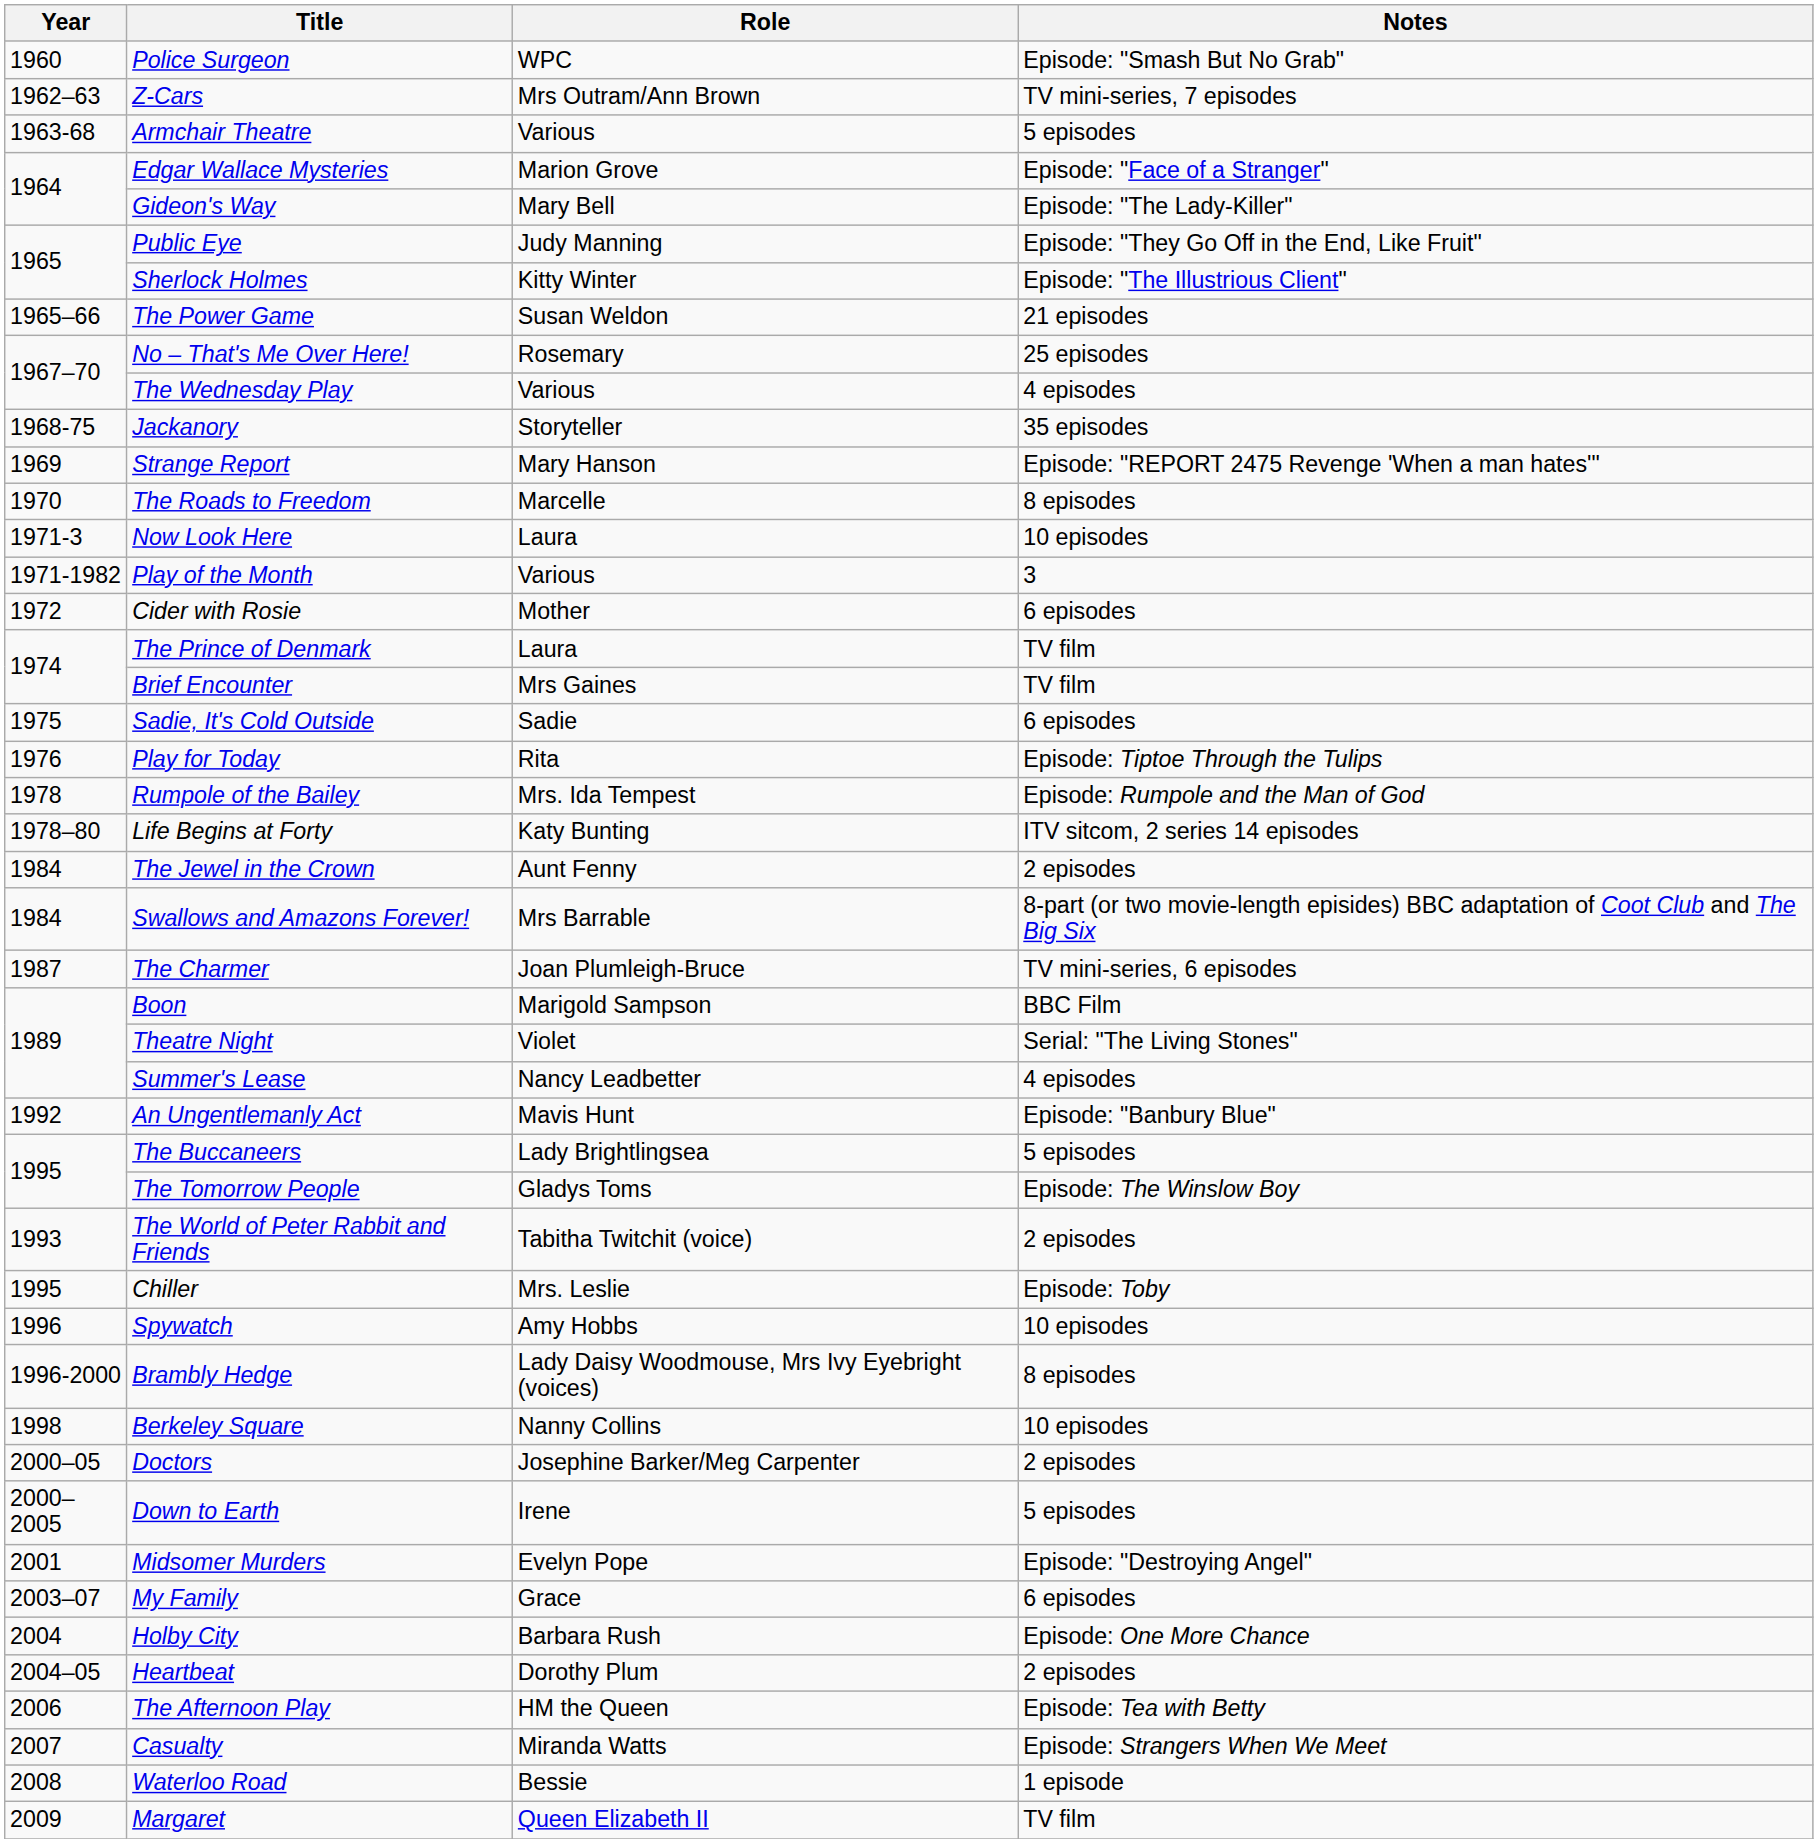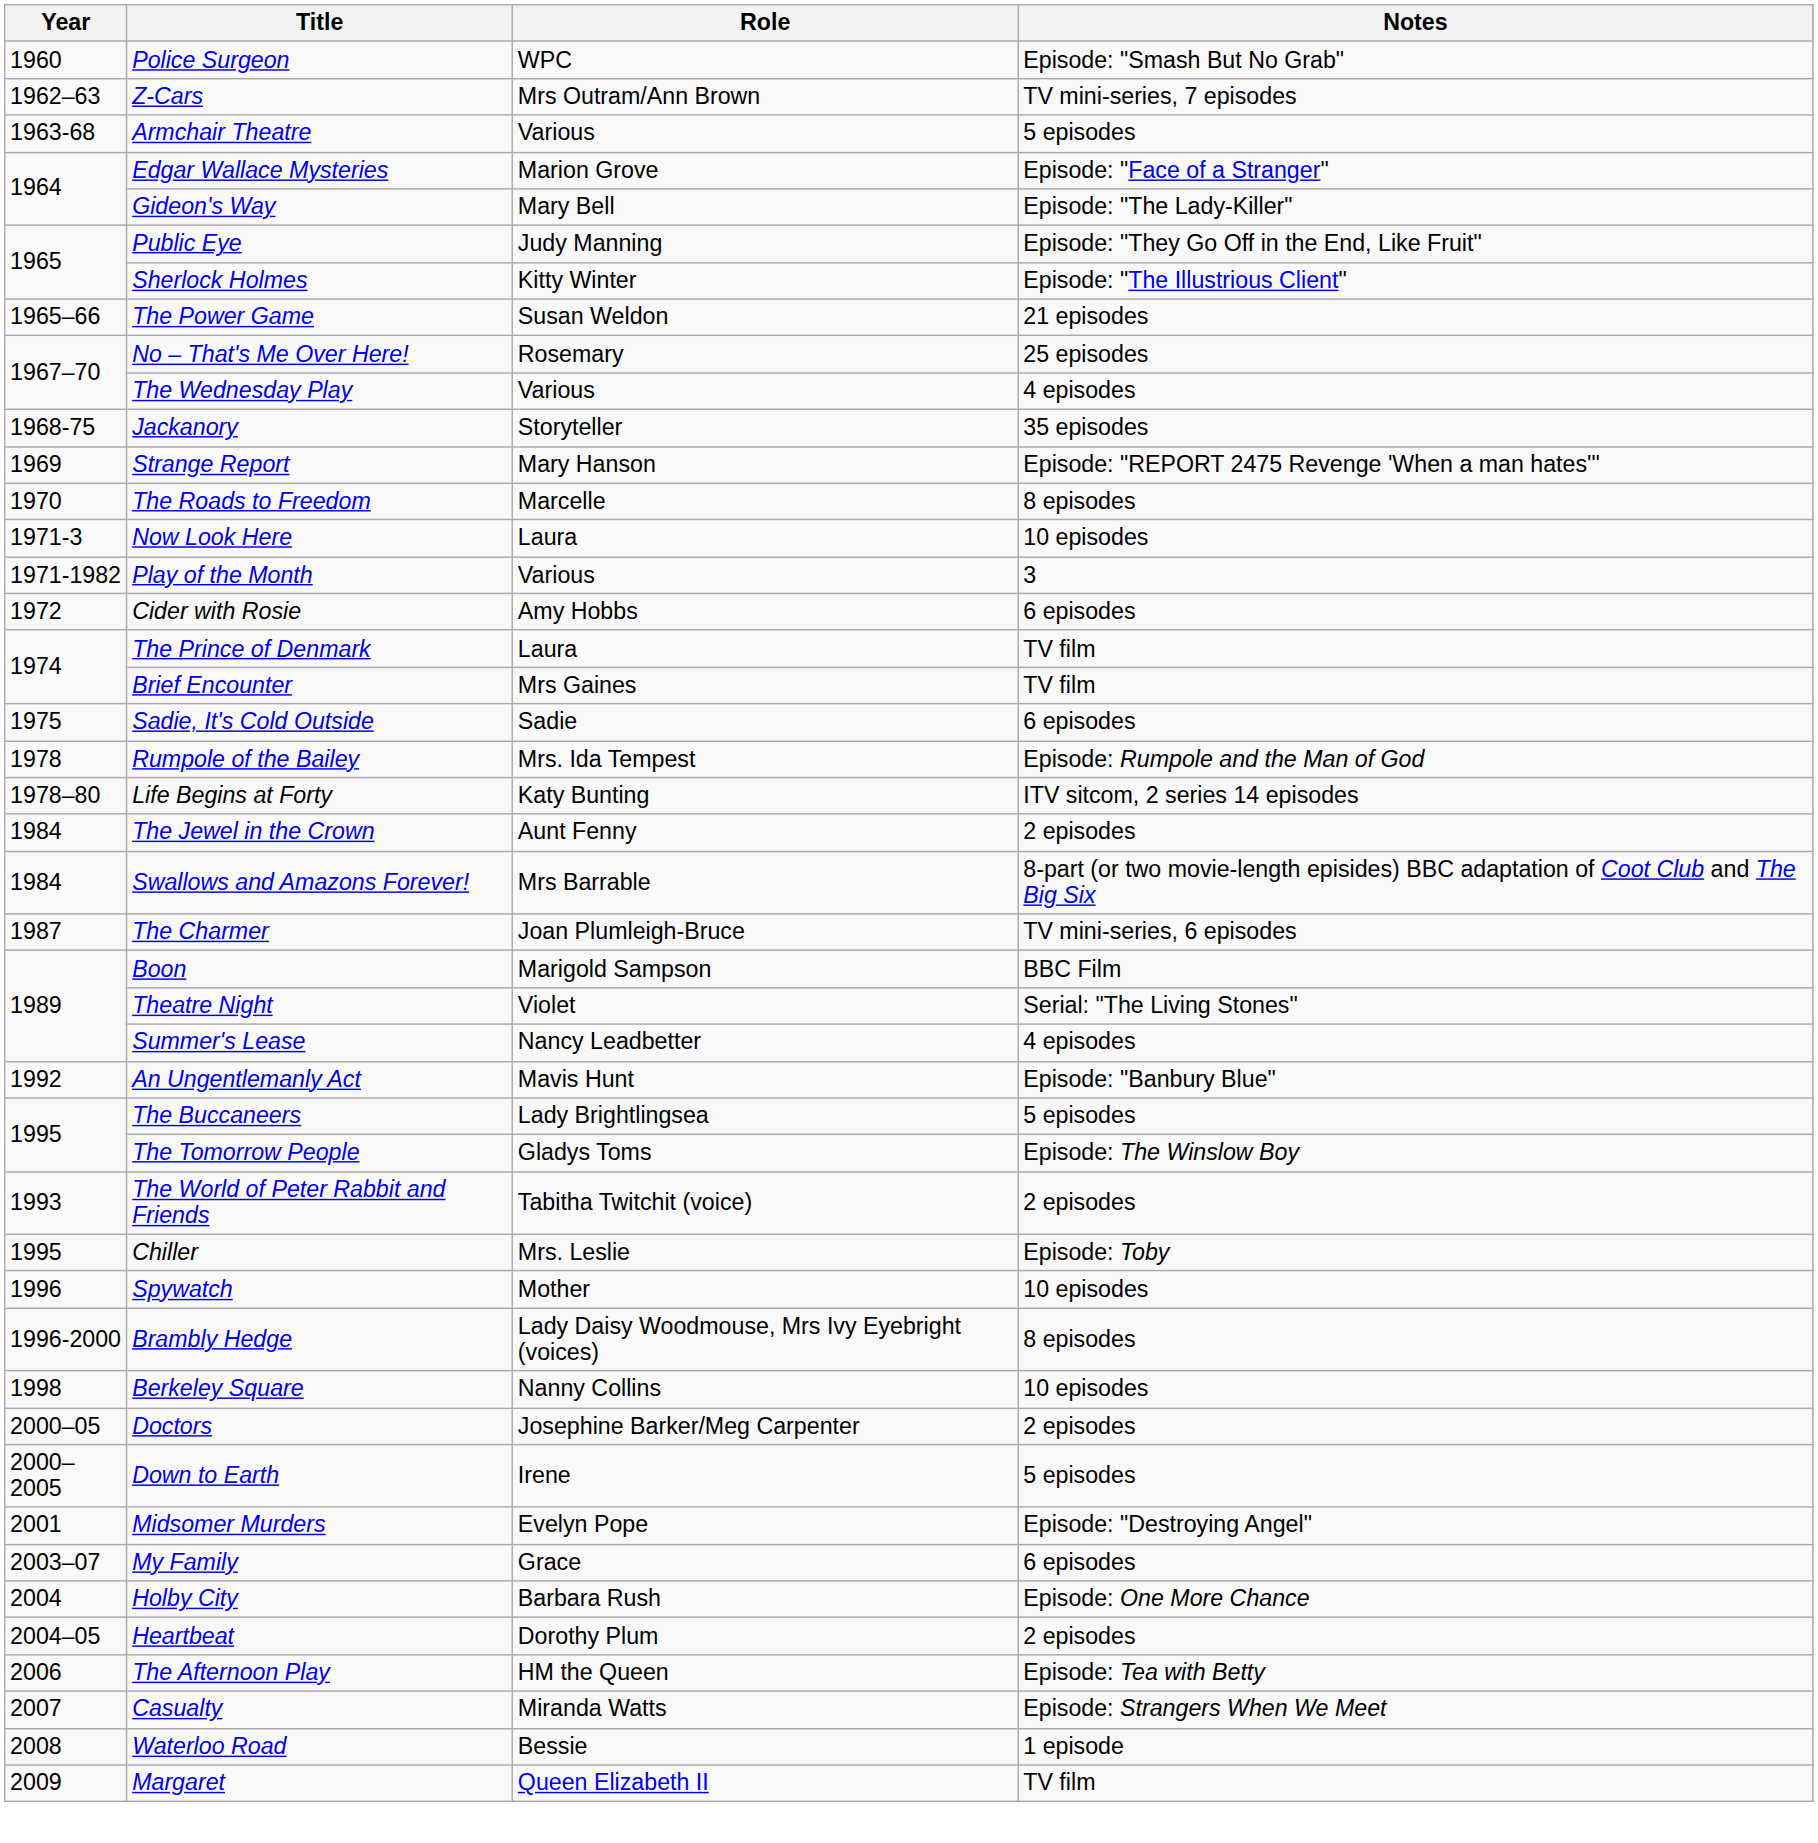(554, 611) Mother -> (578, 611) Amy Hobbs
- row: (206, 758)
(578, 1326) Amy Hobbs -> (554, 1289) Mother
